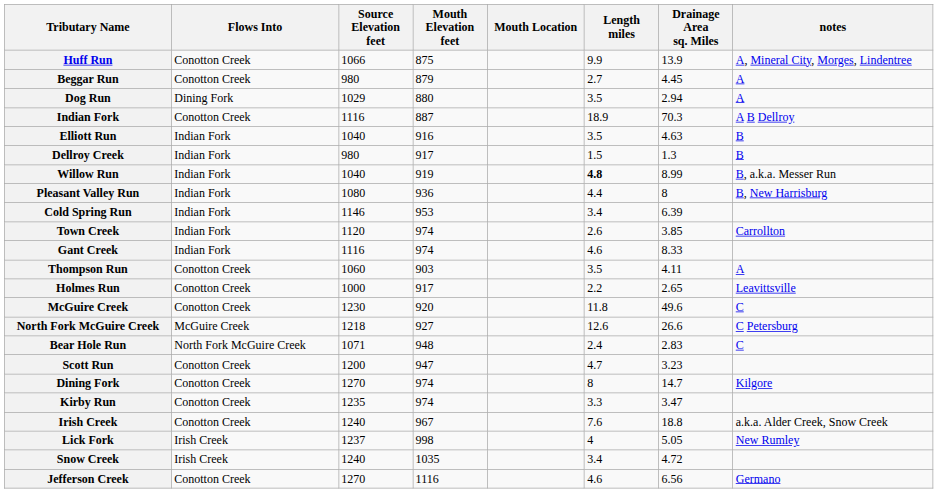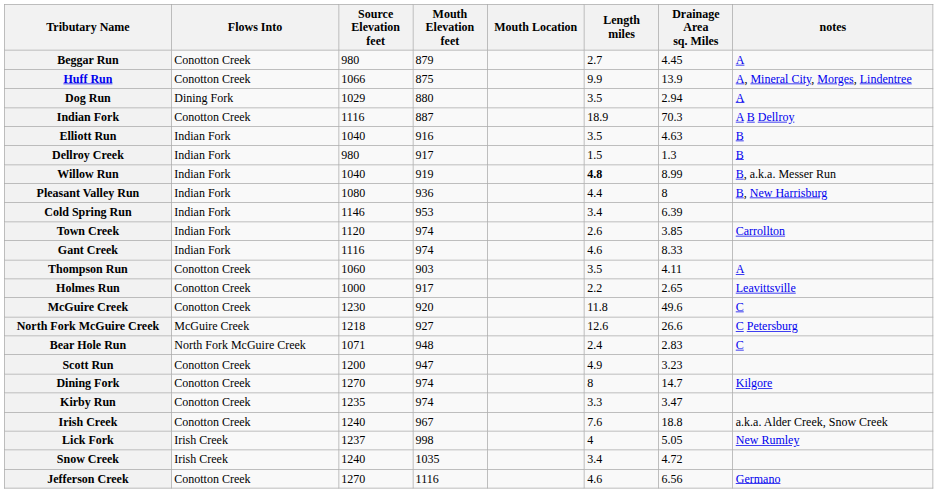rows swapped: (88, 60) <-> (88, 79)
(595, 364) 4.7 -> (595, 364) 4.9
